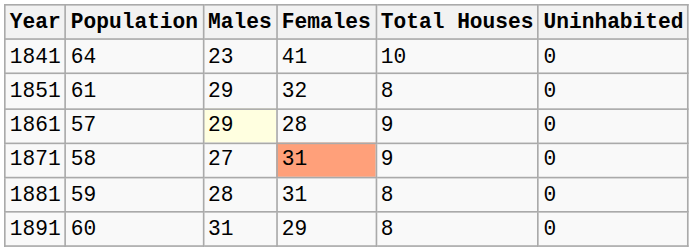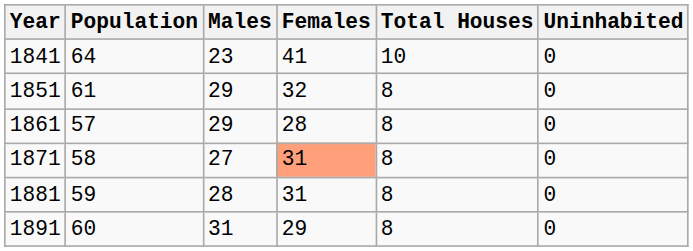(221, 126) lightyellow background -> (221, 126) no background
(387, 126) 9 -> (387, 126) 8
(387, 160) 9 -> (387, 160) 8
